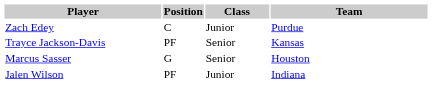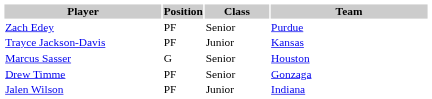(168, 27) C -> (170, 27) PF
(220, 27) Junior -> (220, 27) Senior
(221, 42) Senior -> (220, 42) Junior
+ row: (35, 74)
